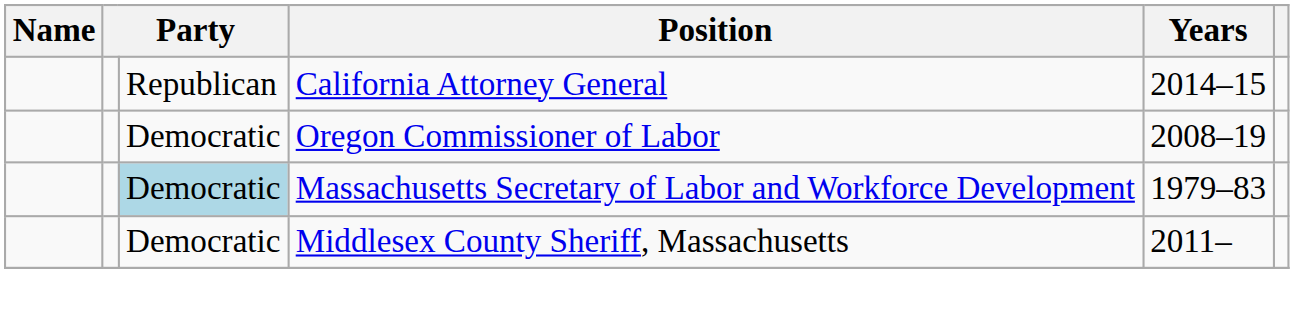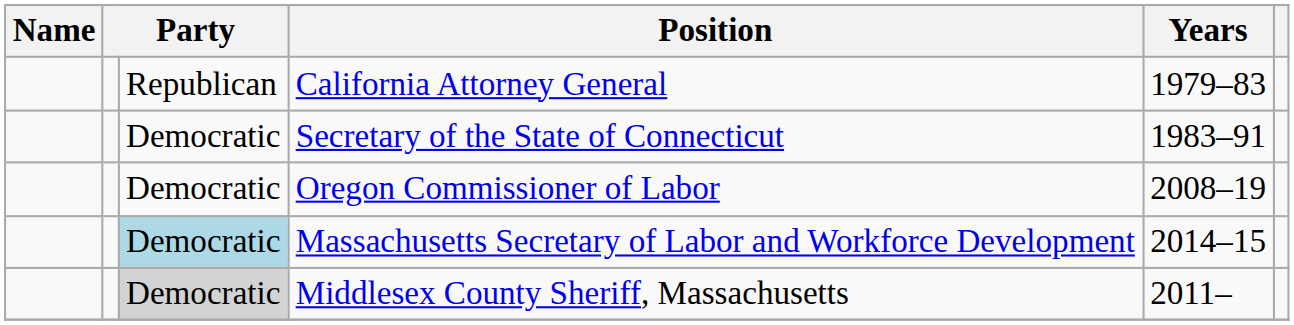(1208, 83) 2014–15 -> (1208, 83) 1979–83
+ row: (540, 135)
(1208, 188) 1979–83 -> (1208, 240) 2014–15
(203, 240) no background -> (203, 293) lightgrey background
